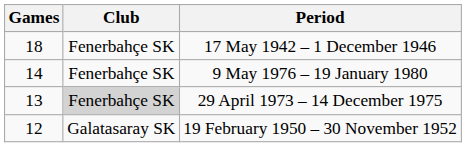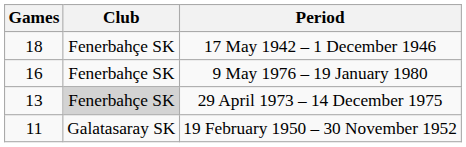(34, 73) 14 -> (34, 73) 16
(34, 127) 12 -> (34, 127) 11
